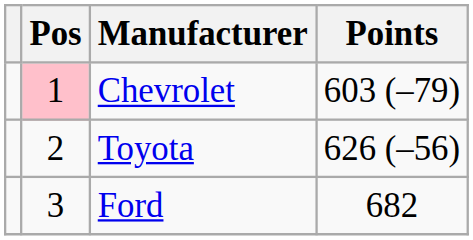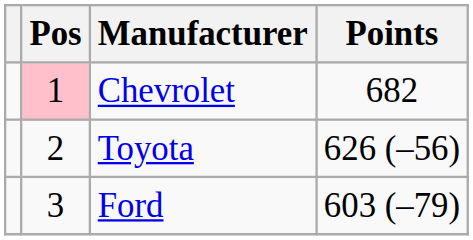(392, 90) 603 (–79) -> (392, 90) 682
(392, 205) 682 -> (392, 205) 603 (–79)
